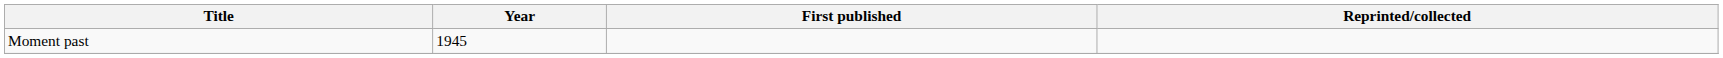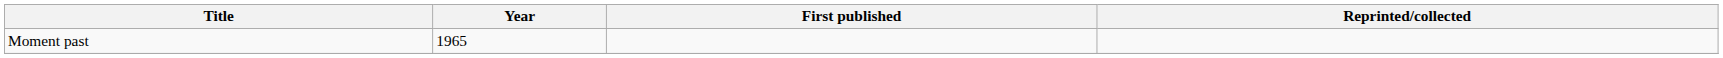(452, 41) 1945 -> (452, 41) 1965
